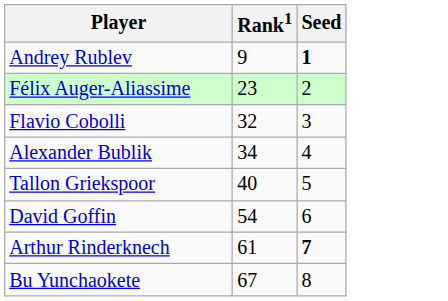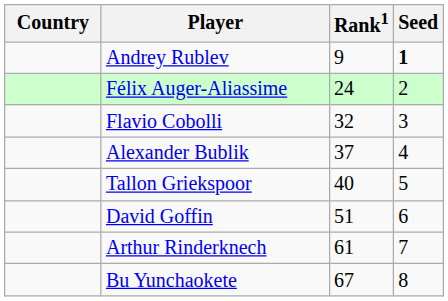+ column: (53, 23)
(247, 89) 23 -> (344, 89) 24
(247, 152) 34 -> (344, 152) 37
(247, 216) 54 -> (344, 216) 51
(306, 247) bold -> (403, 247) normal
